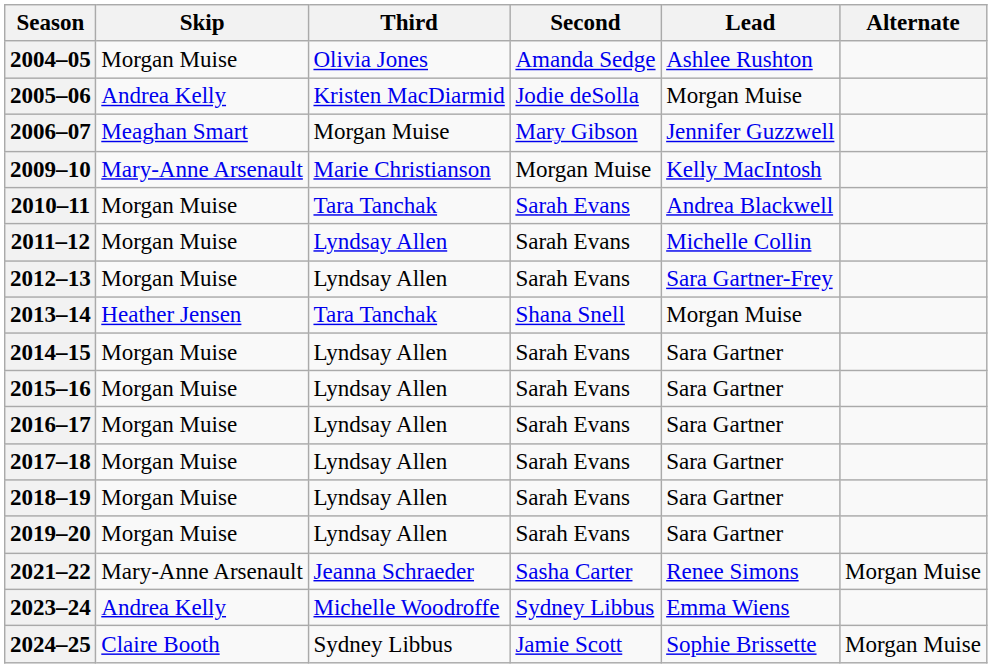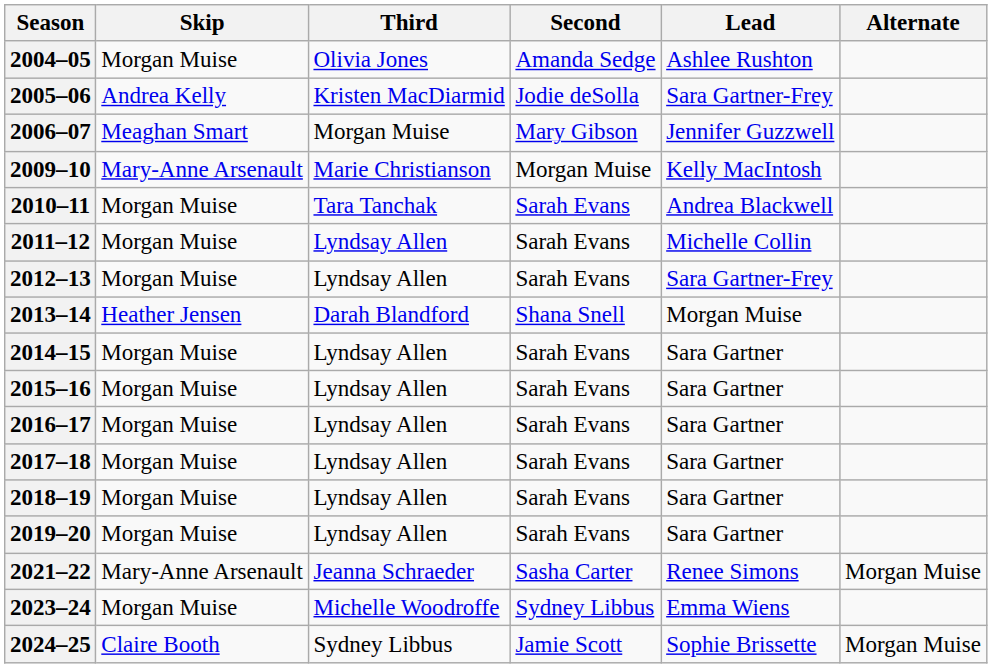(734, 95) Morgan Muise -> (749, 95) Sara Gartner-Frey
(375, 315) Tara Tanchak -> (391, 315) Darah Blandford
(164, 607) Andrea Kelly -> (169, 607) Morgan Muise
